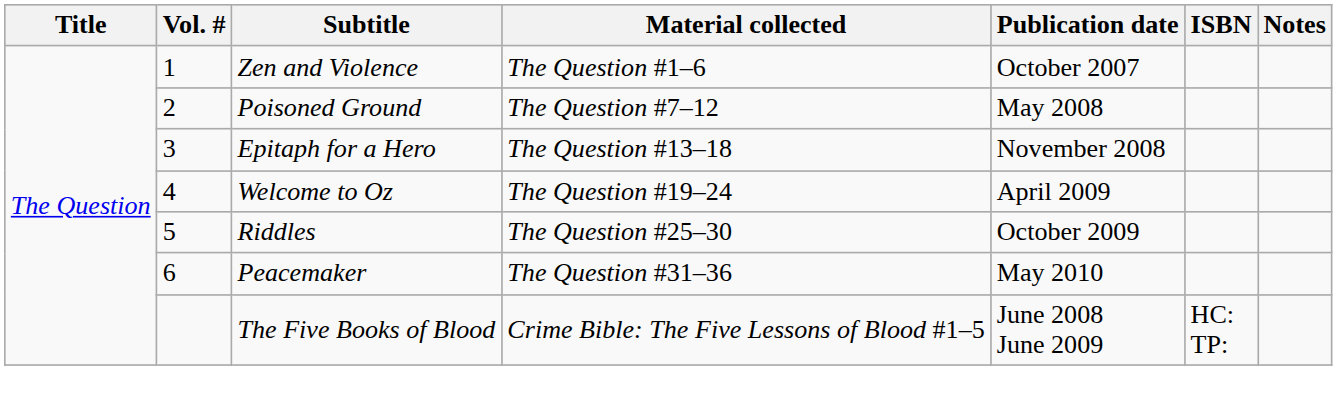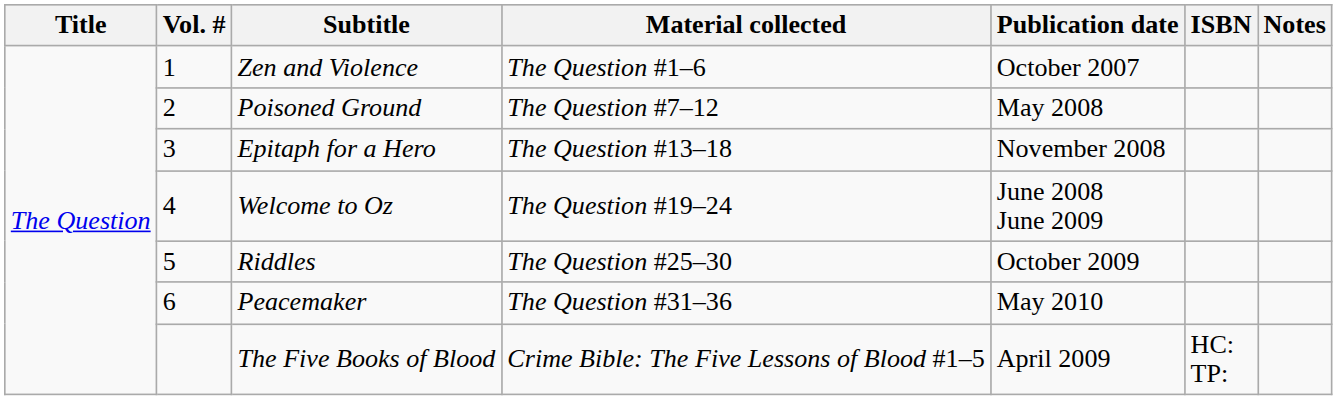(1054, 190) April 2009 -> (1050, 205) June 2008 June 2009
(1050, 329) June 2008 June 2009 -> (1054, 358) April 2009
